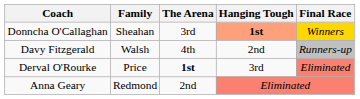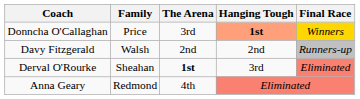(135, 31) Sheahan -> (135, 31) Price
(188, 49) 4th -> (188, 49) 2nd
(135, 67) Price -> (135, 67) Sheahan
(188, 85) 2nd -> (188, 85) 4th
